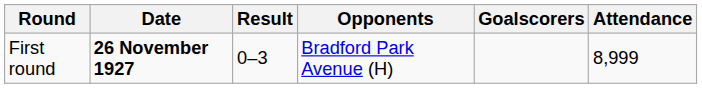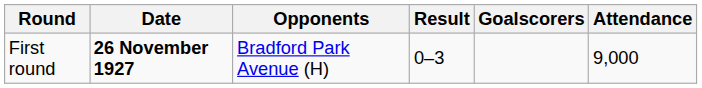columns swapped: (385, 18) <-> (265, 18)
(616, 58) 8,999 -> (616, 58) 9,000
